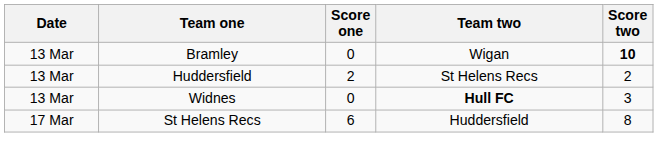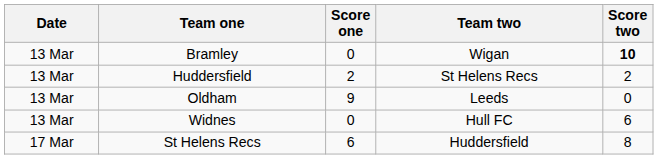+ row: (212, 98)
(489, 98) bold -> (489, 120) normal
(628, 98) 3 -> (628, 120) 6
